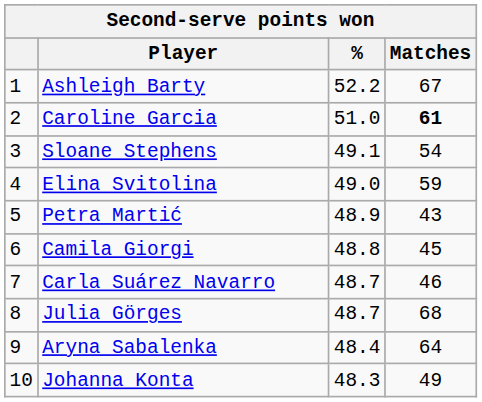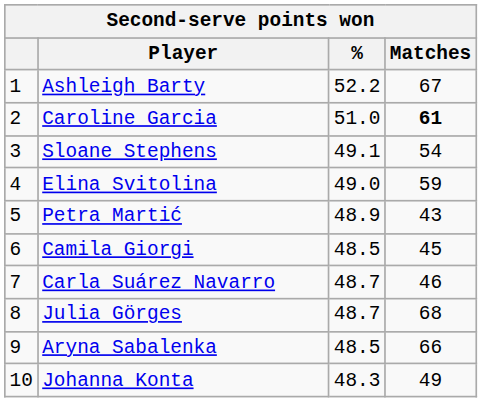(357, 249) 48.8 -> (357, 249) 48.5
(357, 347) 48.4 -> (357, 347) 48.5
(431, 347) 64 -> (431, 347) 66
